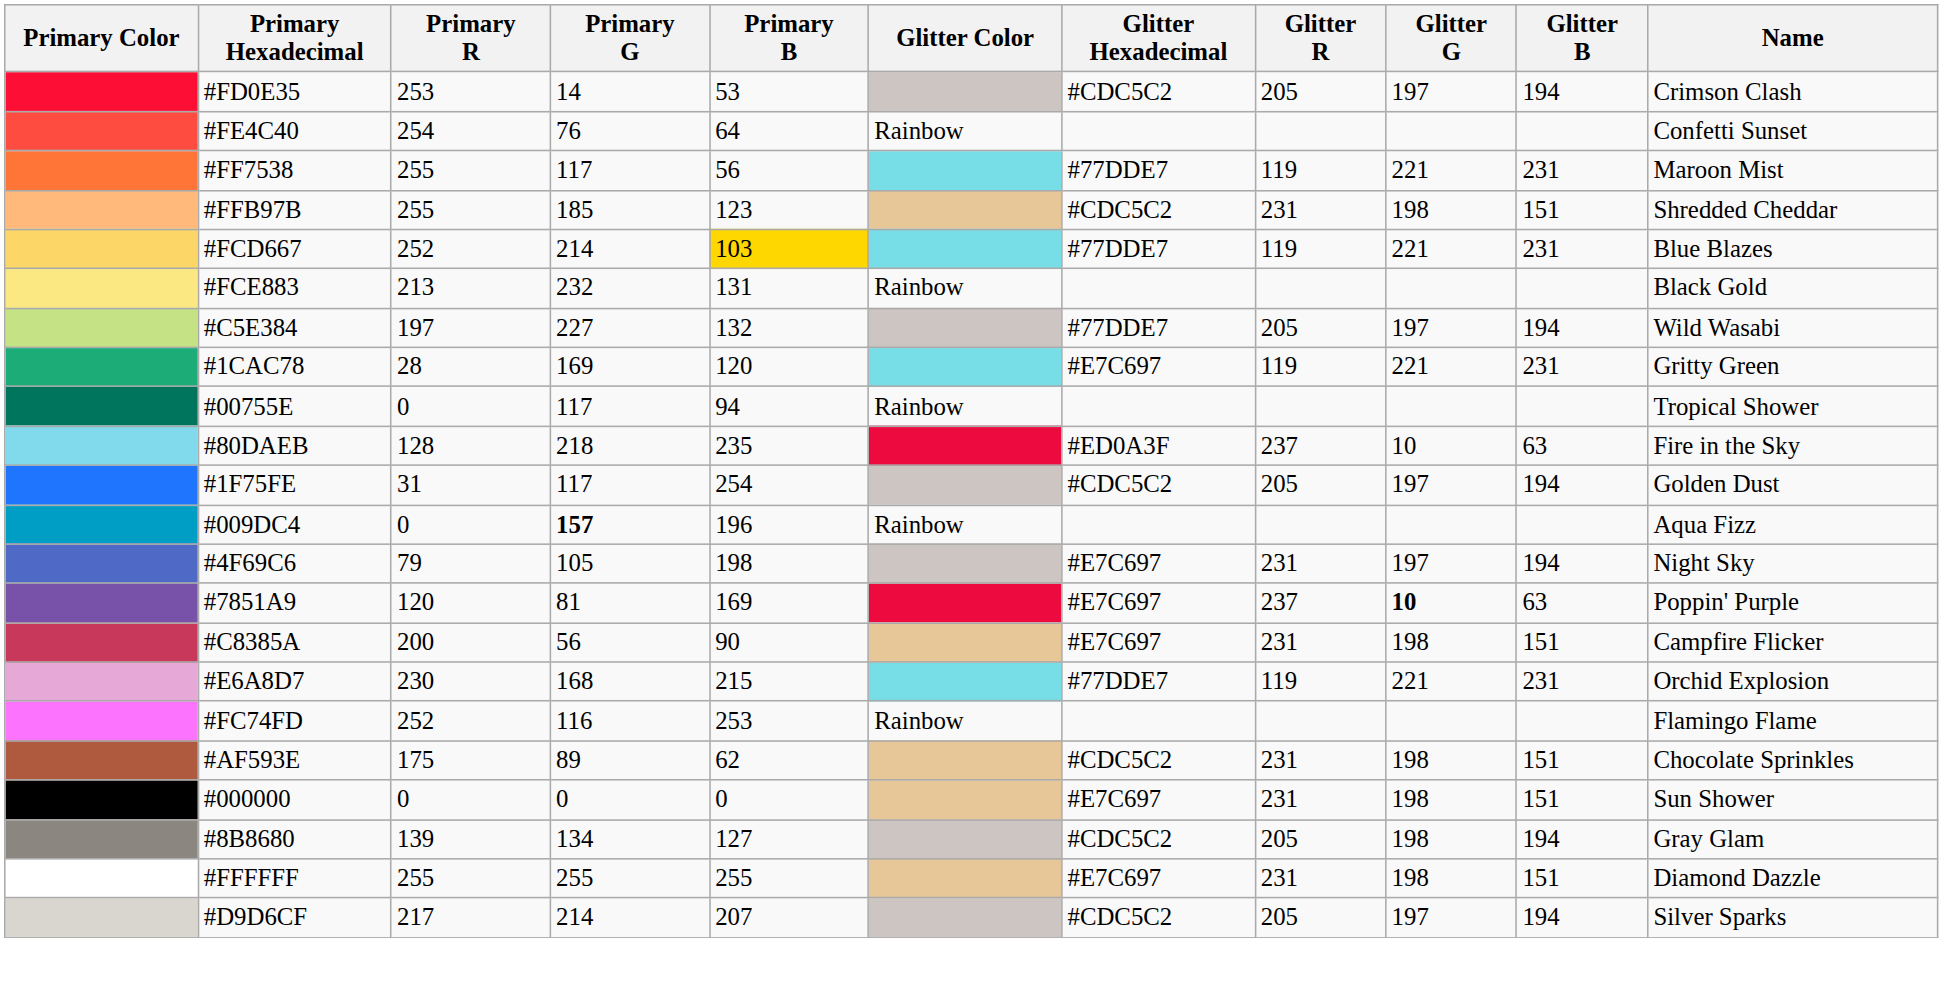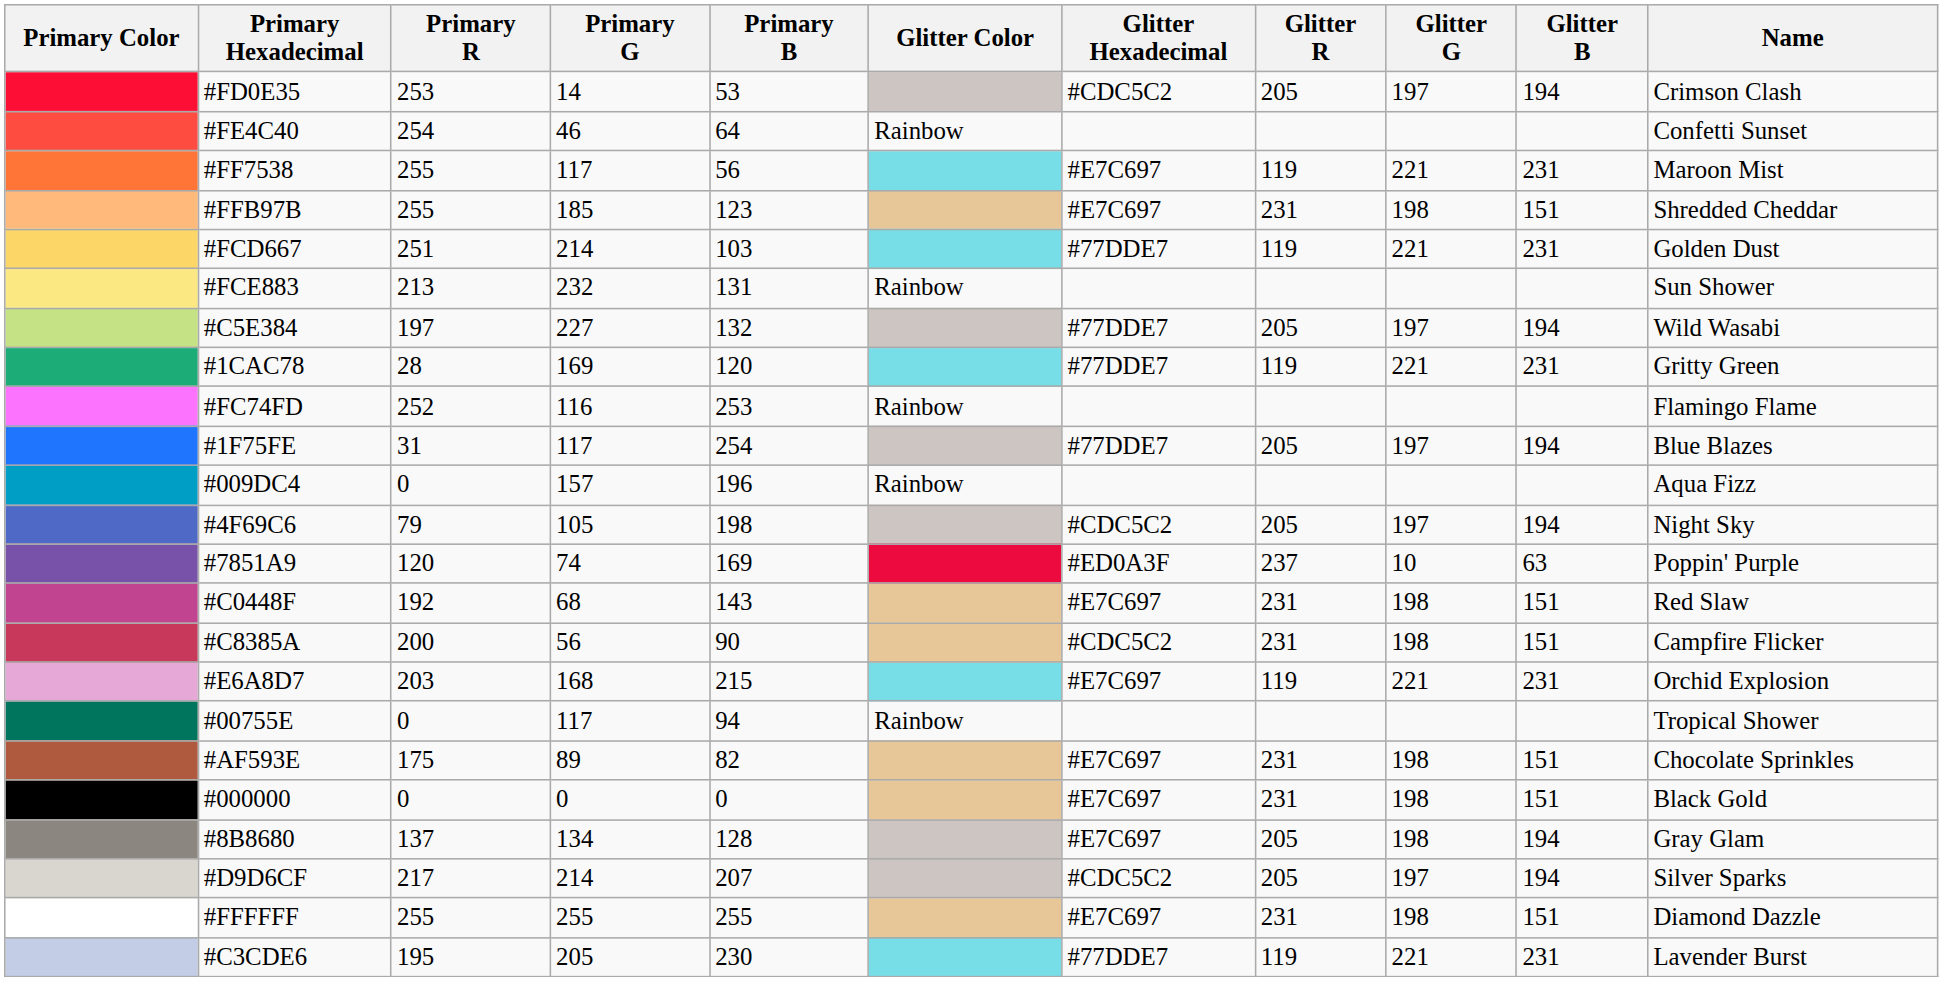(568, 130) 76 -> (568, 130) 46
(1118, 170) #77DDE7 -> (1114, 170) #E7C697
(1120, 209) #CDC5C2 -> (1114, 209) #E7C697
(416, 248) 252 -> (416, 248) 251
(734, 248) gold background -> (734, 248) no background
(1713, 248) Blue Blazes -> (1716, 248) Golden Dust
(1710, 288) Black Gold -> (1714, 288) Sun Shower
(1114, 366) #E7C697 -> (1118, 366) #77DDE7
rows swapped: (249, 406) <-> (253, 720)
- row: (256, 445)
(1120, 484) #CDC5C2 -> (1118, 445) #77DDE7
(1716, 484) Golden Dust -> (1713, 445) Blue Blazes
(575, 524) bold -> (575, 484) normal
(1114, 563) #E7C697 -> (1120, 524) #CDC5C2
(1279, 563) 231 -> (1279, 524) 205
(568, 602) 81 -> (568, 563) 74
(1114, 602) #E7C697 -> (1118, 563) #ED0A3F
(1404, 602) bold -> (1404, 563) normal
+ row: (250, 602)
(1114, 642) #E7C697 -> (1120, 642) #CDC5C2
(416, 681) 230 -> (416, 681) 203
(1118, 681) #77DDE7 -> (1114, 681) #E7C697
(728, 760) 62 -> (728, 760) 82
(1120, 760) #CDC5C2 -> (1114, 760) #E7C697
(1714, 799) Sun Shower -> (1710, 799) Black Gold
(416, 838) 139 -> (416, 838) 137
(734, 838) 127 -> (734, 838) 128
(1120, 838) #CDC5C2 -> (1114, 838) #E7C697
rows swapped: (255, 917) <-> (251, 878)
+ row: (255, 956)
